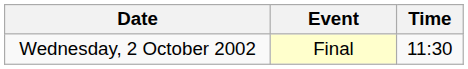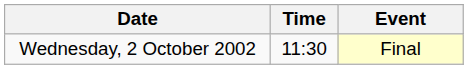columns swapped: (430, 19) <-> (333, 19)
